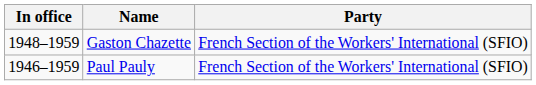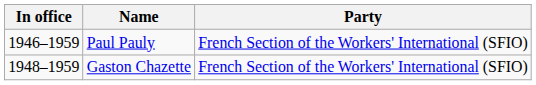rows swapped: (139, 42) <-> (121, 67)
